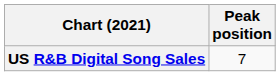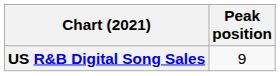(242, 58) 7 -> (242, 58) 9
